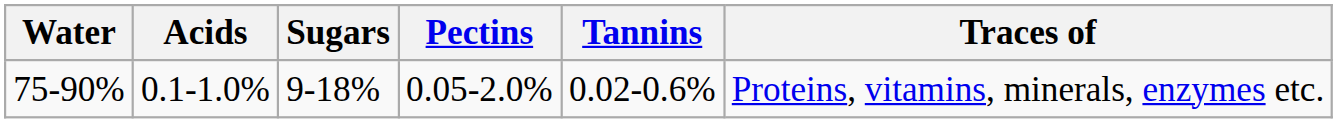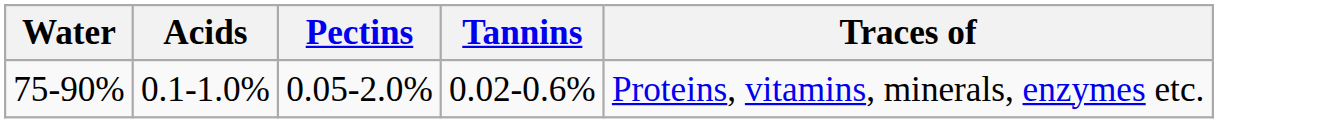- column: (338, 32)
